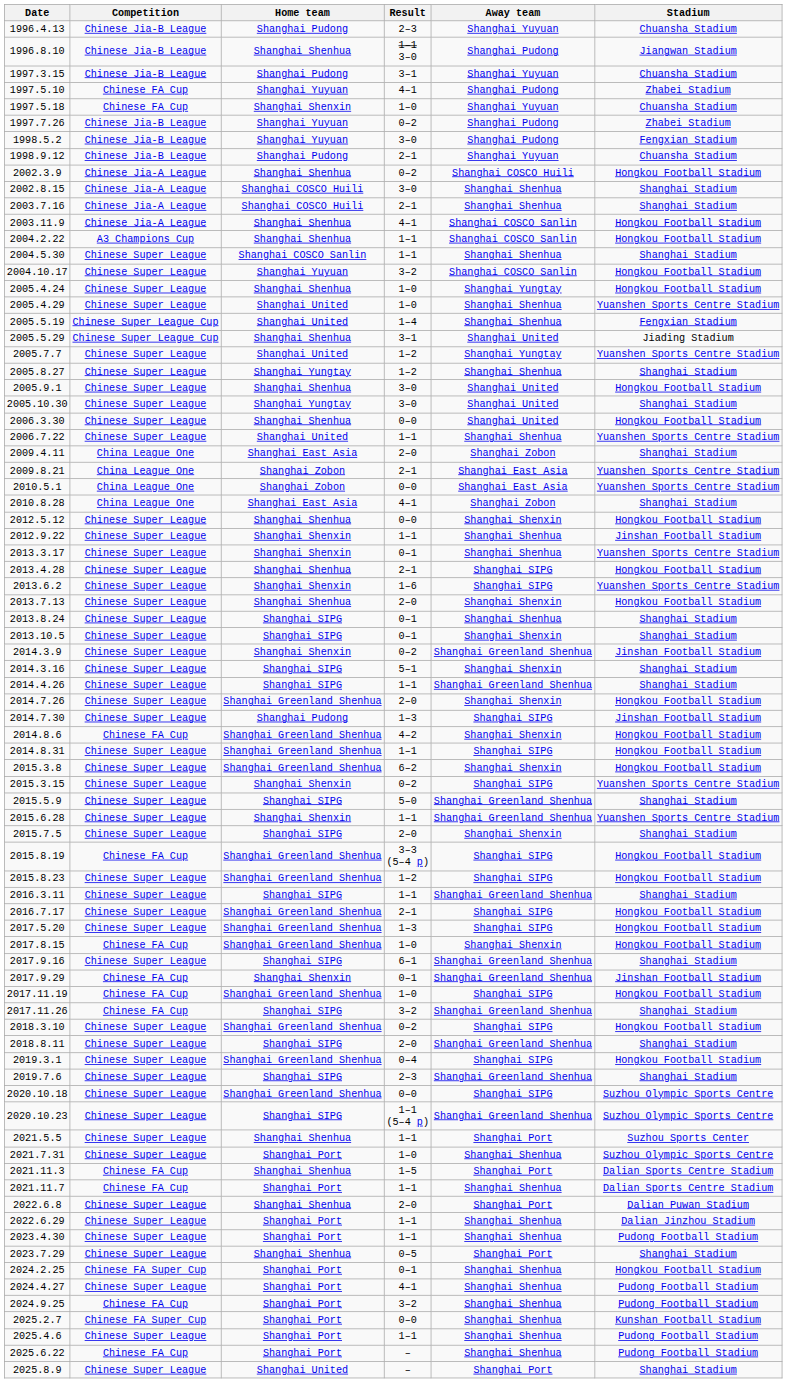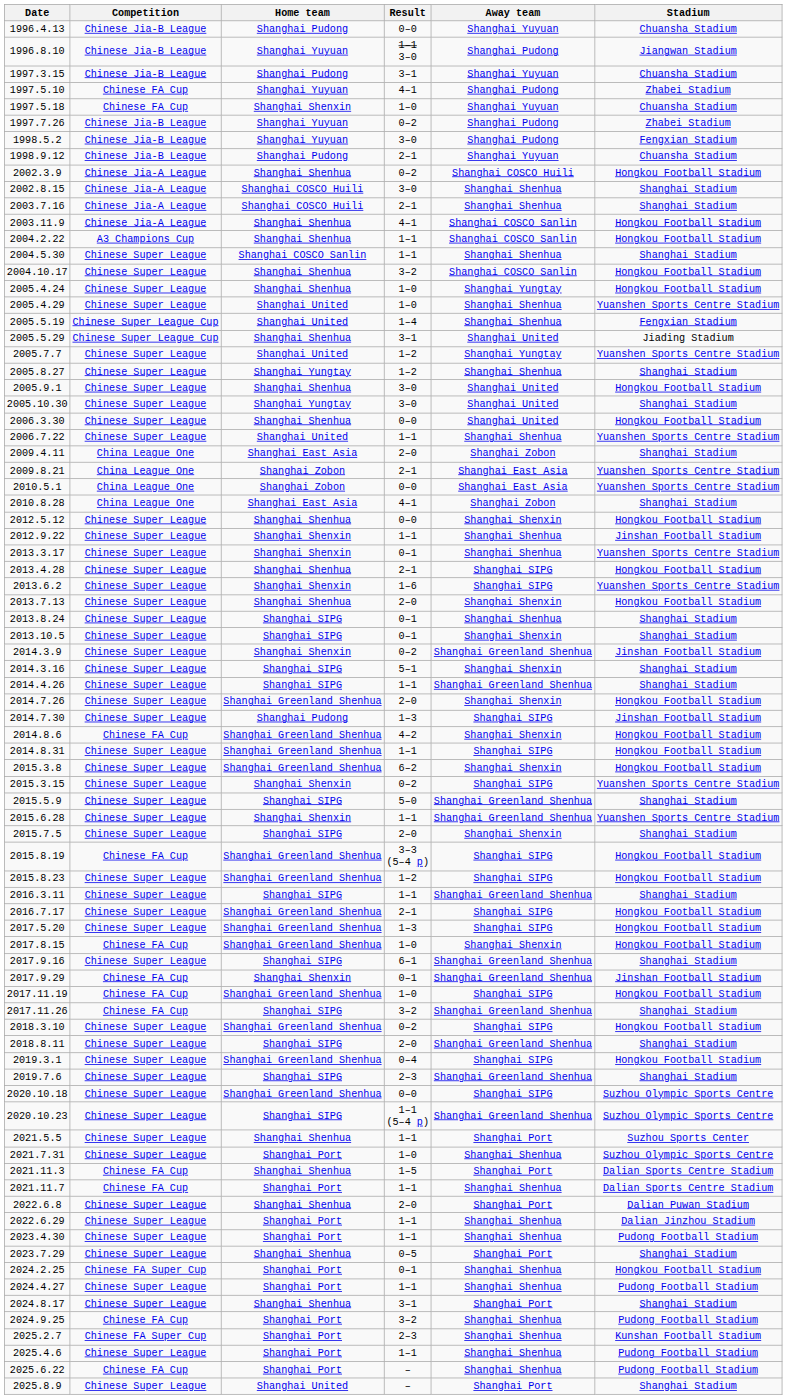(408, 29) 2–3 -> (408, 29) 0–0
(302, 52) Shanghai Shenhua -> (302, 52) Shanghai Yuyuan
(302, 272) Shanghai Yuyuan -> (302, 272) Shanghai Shenhua
(408, 1287) 4–1 -> (408, 1287) 1–1
+ row: (37, 1304)
(408, 1320) 0–0 -> (408, 1337) 2–3
